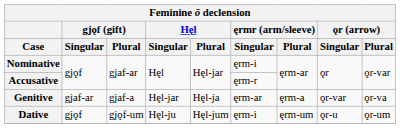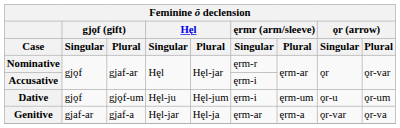(245, 64) ęrm-i -> (245, 64) ęrm-r
(245, 81) ęrm-r -> (245, 81) ęrm-i
rows swapped: (33, 98) <-> (33, 115)
